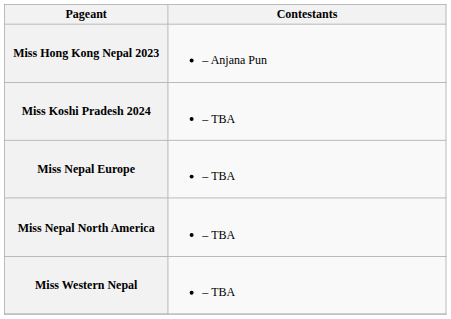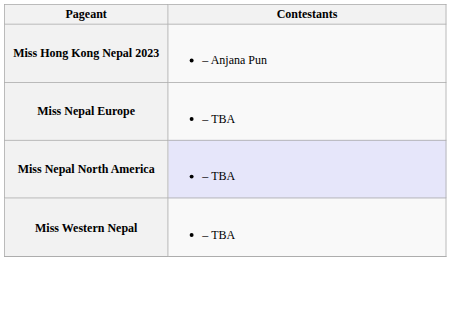- row: (86, 111)
(307, 235) no background -> (307, 177) lavender background
